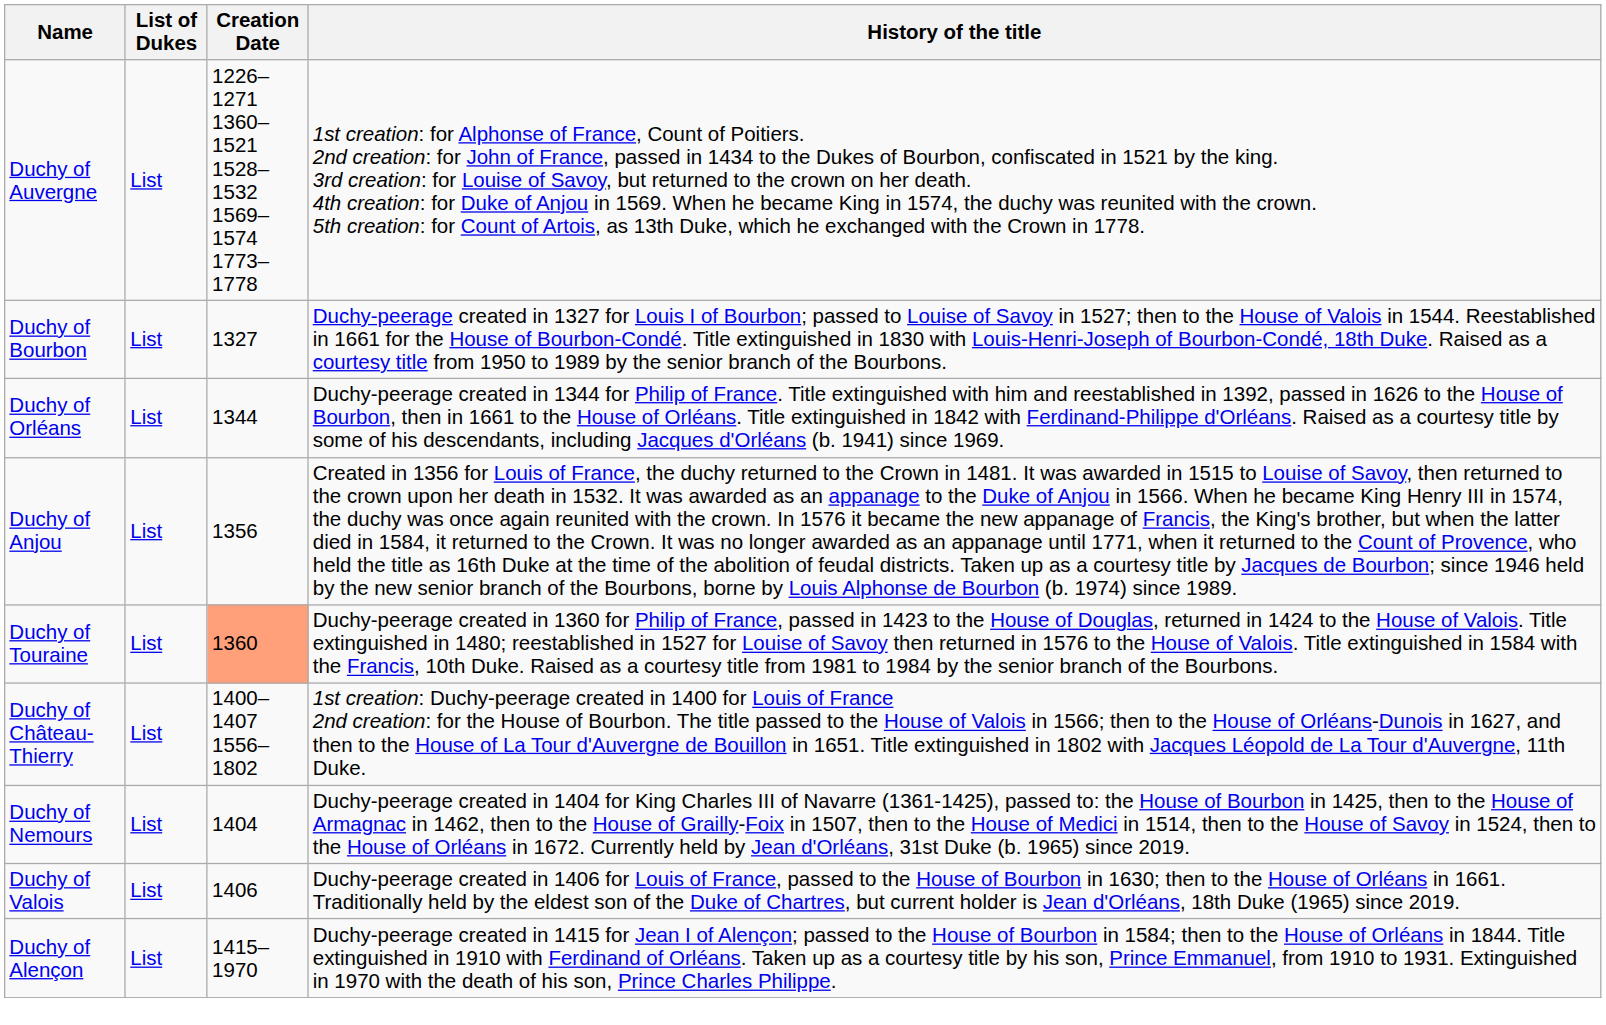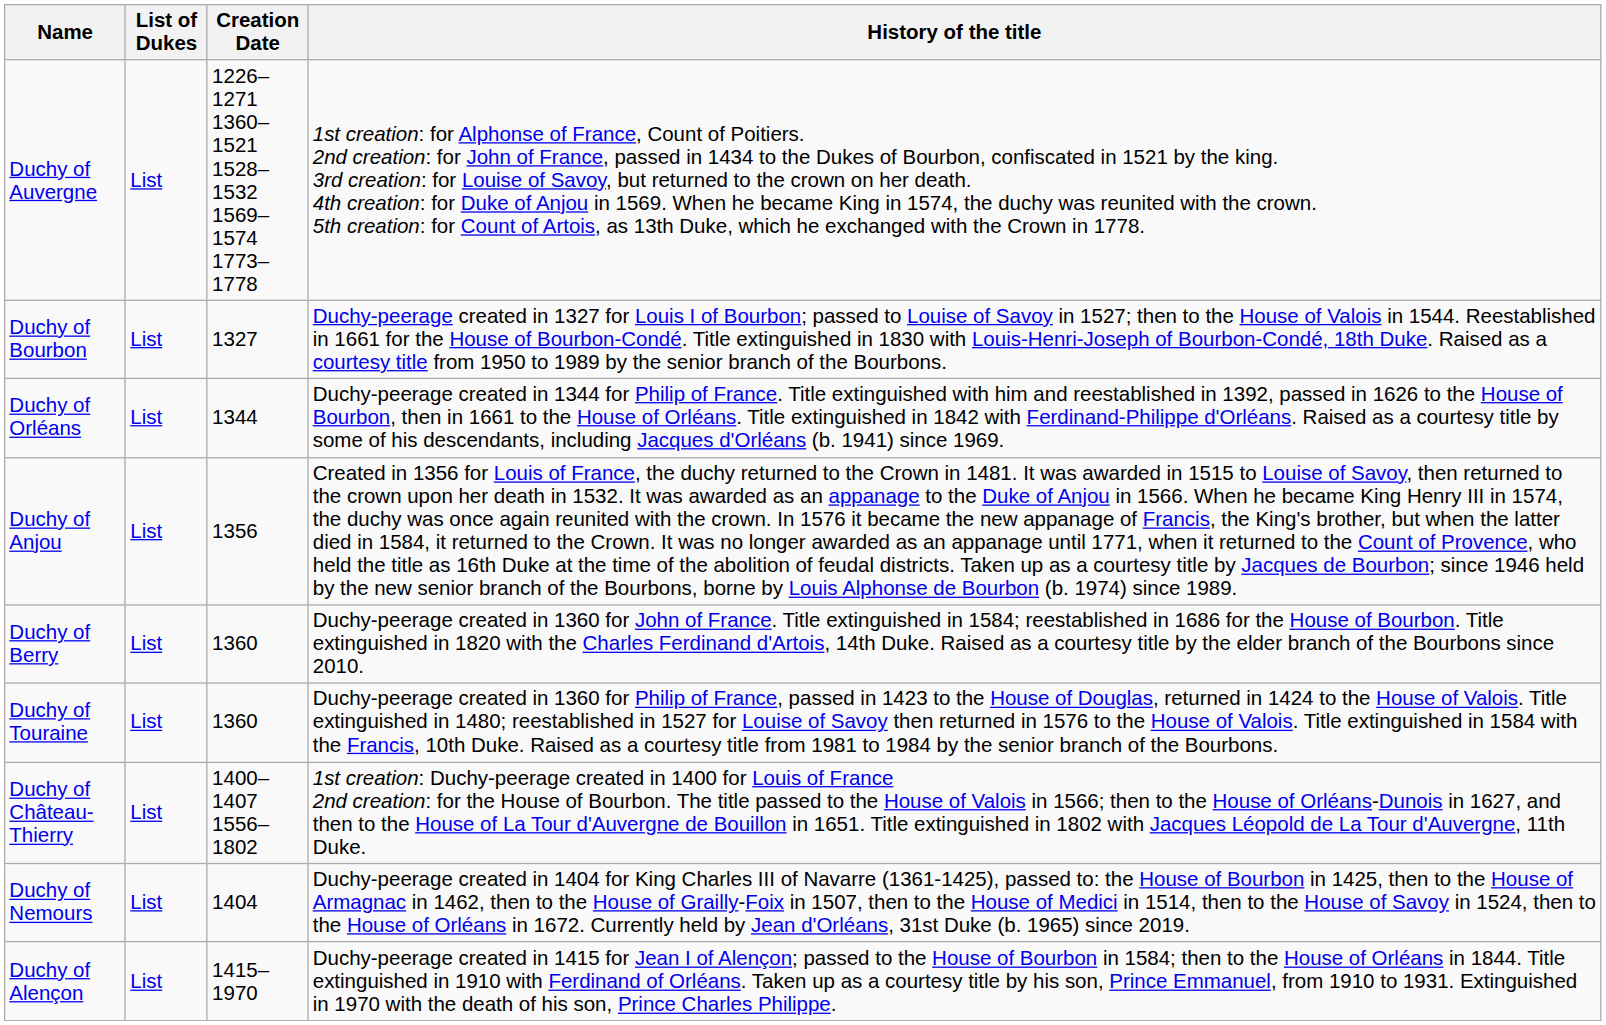+ row: (50, 643)
(235, 643) lightsalmon background -> (235, 722) no background
- row: (50, 891)
